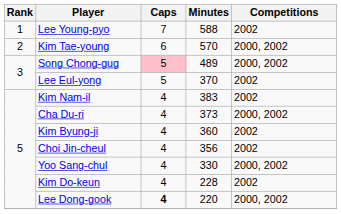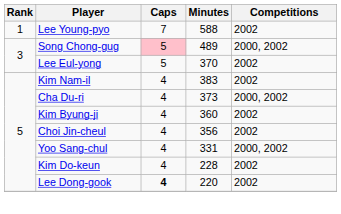- row: (74, 47)
(209, 166) 330 -> (209, 149) 331
(261, 200) 2000, 2002 -> (246, 183) 2002
